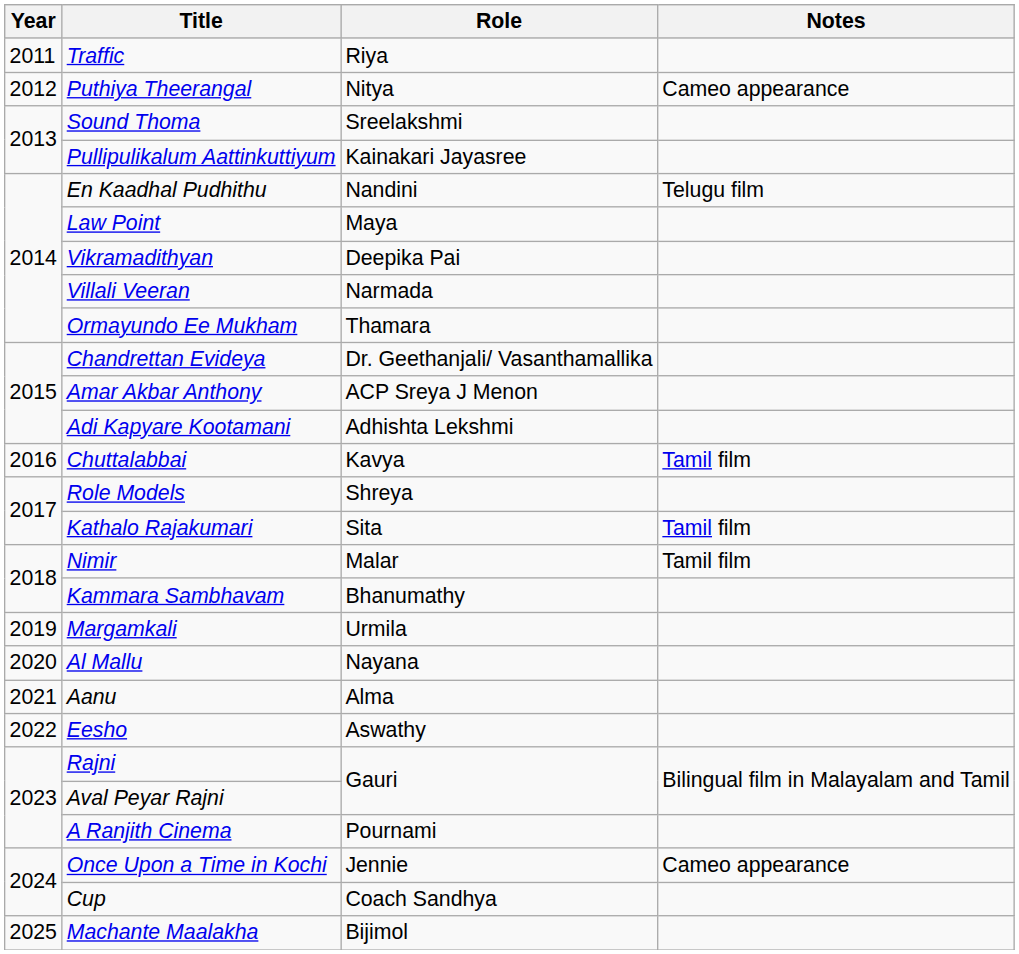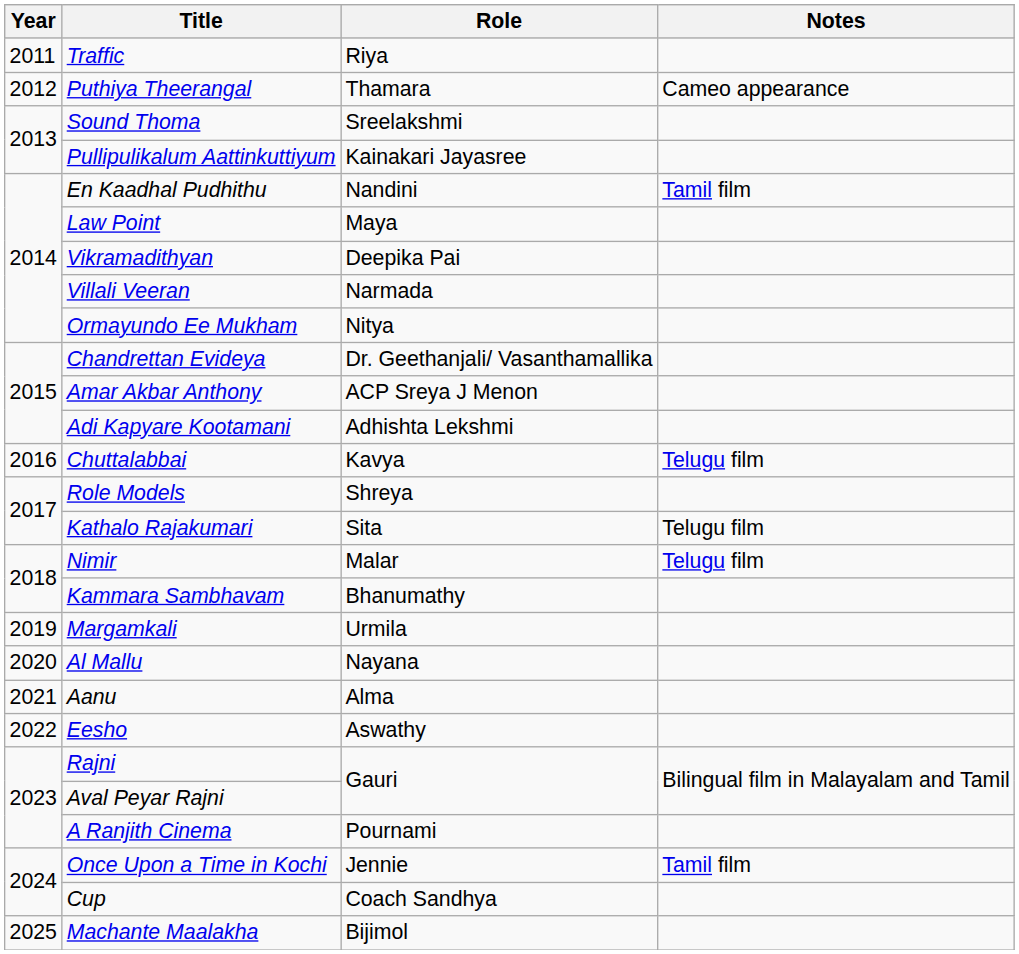(370, 88) Nitya -> (388, 88) Thamara
(713, 190) Telugu film -> (707, 190) Tamil film
(388, 325) Thamara -> (370, 325) Nitya
(707, 460) Tamil film -> (713, 460) Telugu film
(707, 527) Tamil film -> (713, 527) Telugu film
(707, 561) Tamil film -> (713, 561) Telugu film
(756, 865) Cameo appearance -> (707, 865) Tamil film
